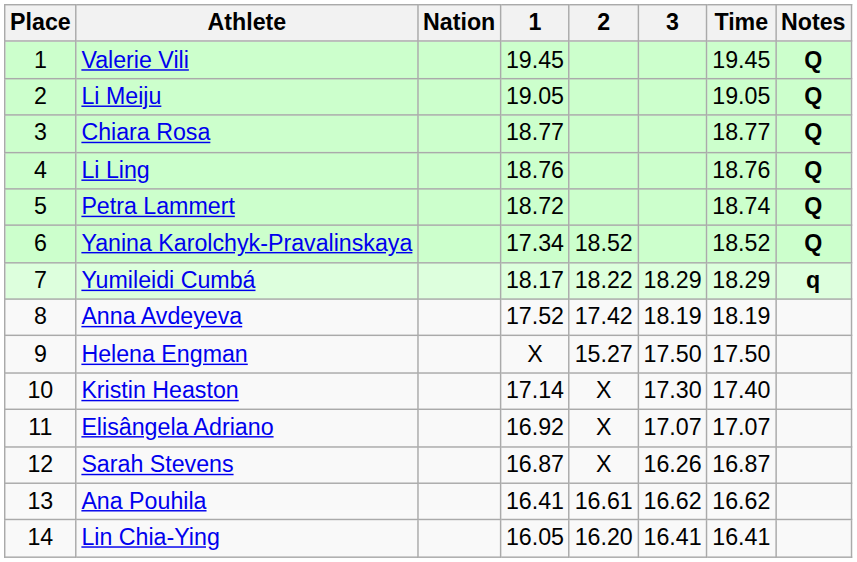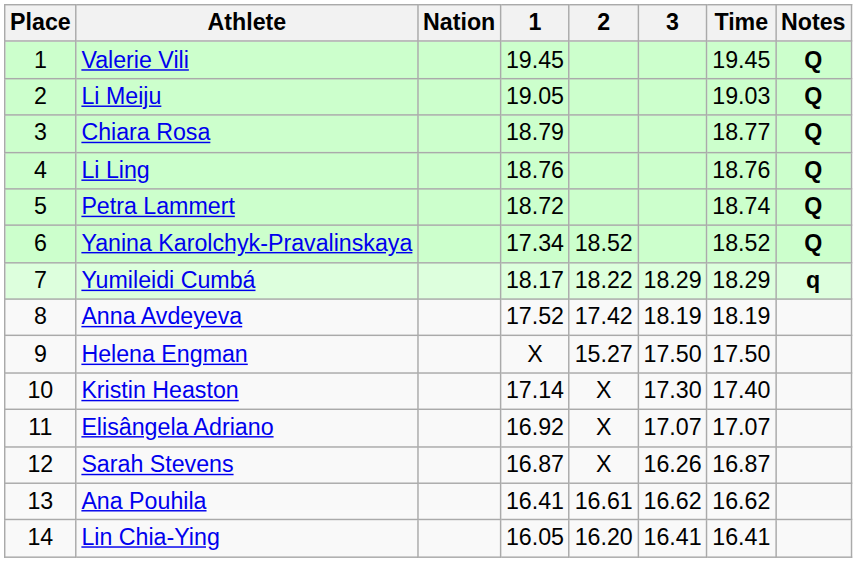(741, 96) 19.05 -> (741, 96) 19.03
(535, 133) 18.77 -> (535, 133) 18.79
